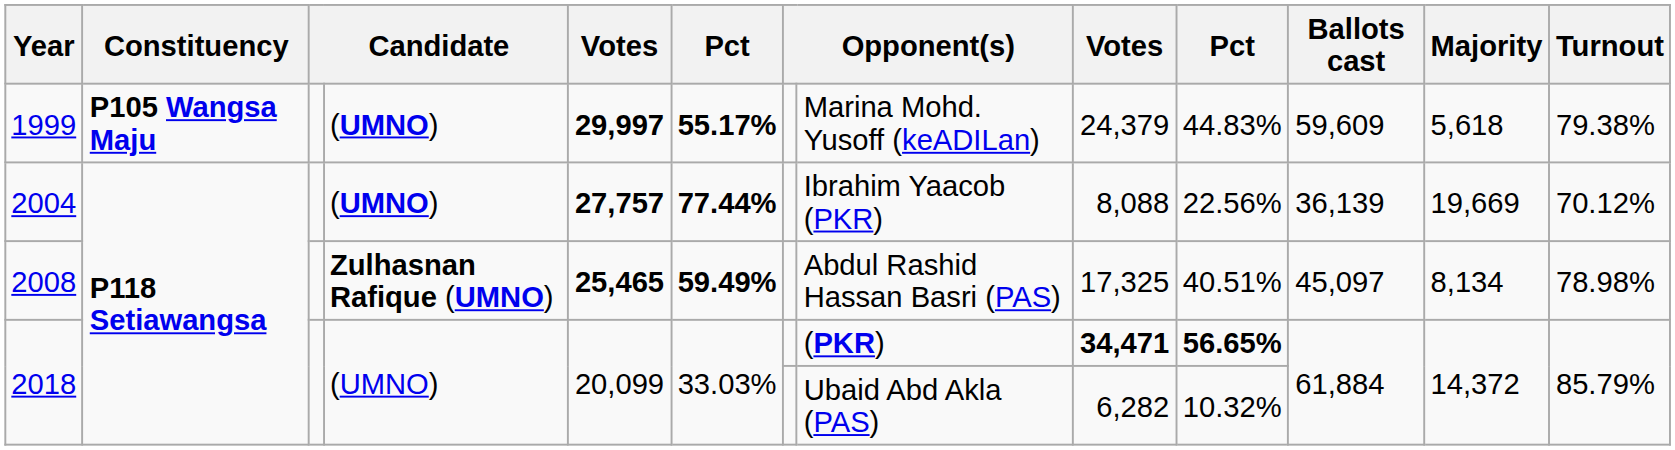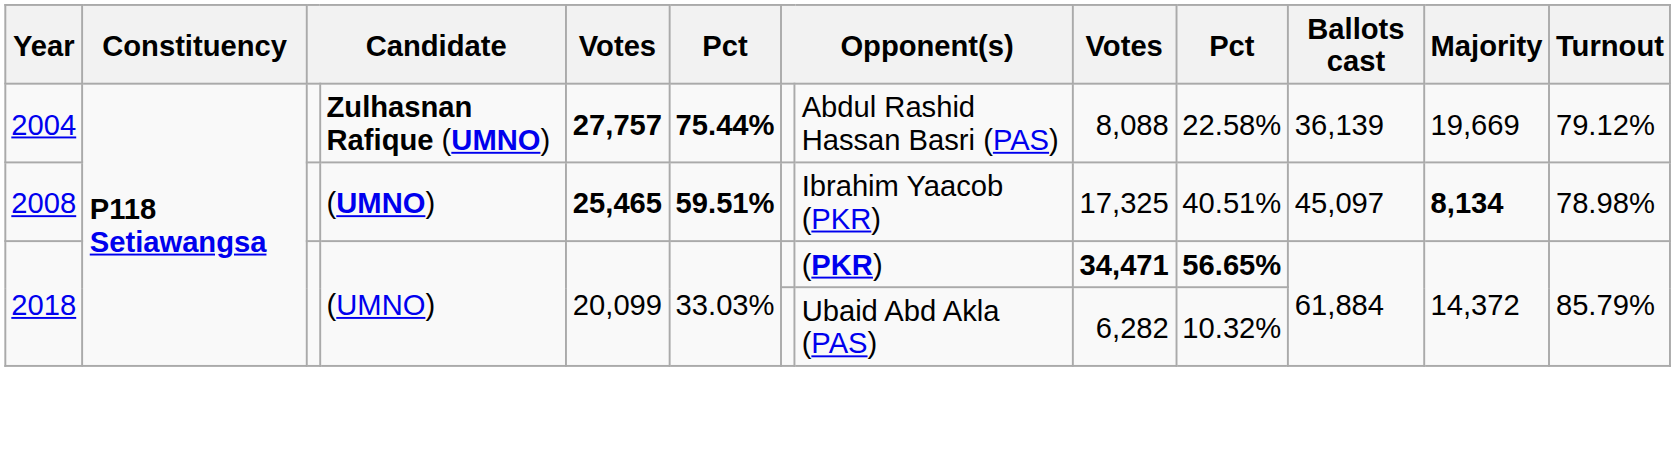- row: (44, 123)
(384, 202) (UMNO) -> (438, 123) Zulhasnan Rafique (UMNO)
(727, 202) 77.44% -> (725, 123) 75.44%
(904, 202) Ibrahim Yaacob (PKR) -> (930, 123) Abdul Rashid Hassan Basri (PAS)
(1232, 202) 22.56% -> (1232, 123) 22.58%
(1605, 202) 70.12% -> (1605, 123) 79.12%
(442, 281) Zulhasnan Rafique (UMNO) -> (381, 202) (UMNO)
(727, 281) 59.49% -> (725, 202) 59.51%
(932, 281) Abdul Rashid Hassan Basri (PAS) -> (902, 202) Ibrahim Yaacob (PKR)
(1467, 281) normal -> (1467, 202) bold
